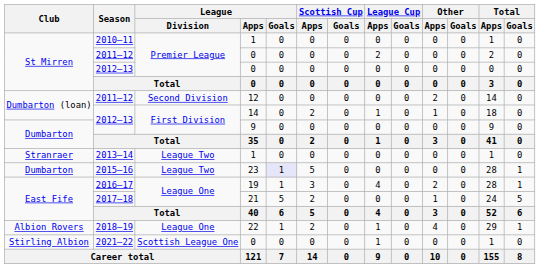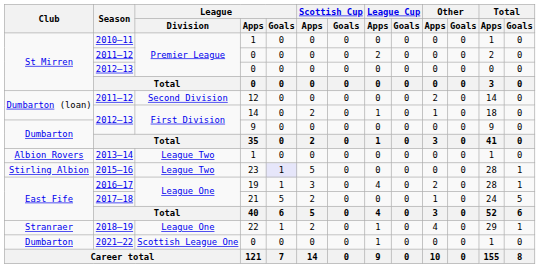(49, 156) Stranraer -> (49, 156) Albion Rovers
(49, 170) Dumbarton -> (49, 170) Stirling Albion
(49, 228) Albion Rovers -> (49, 228) Stranraer
(49, 242) Stirling Albion -> (49, 242) Dumbarton
